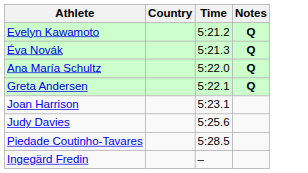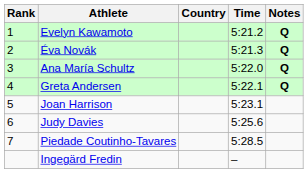+ column: (21, 13)
